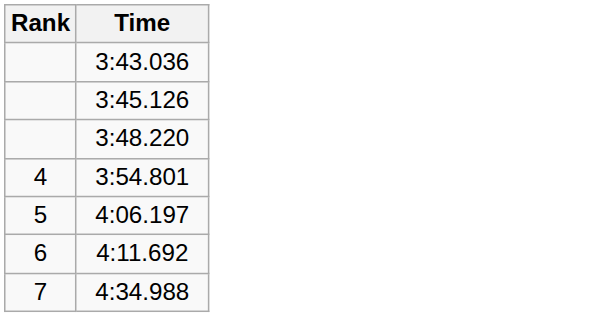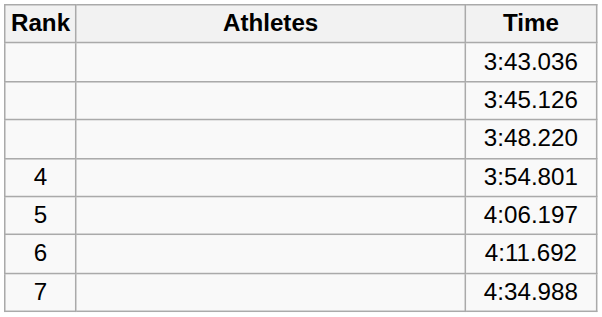+ column: (271, 23)
